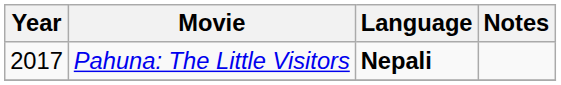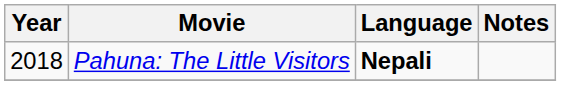(37, 60) 2017 -> (37, 60) 2018
